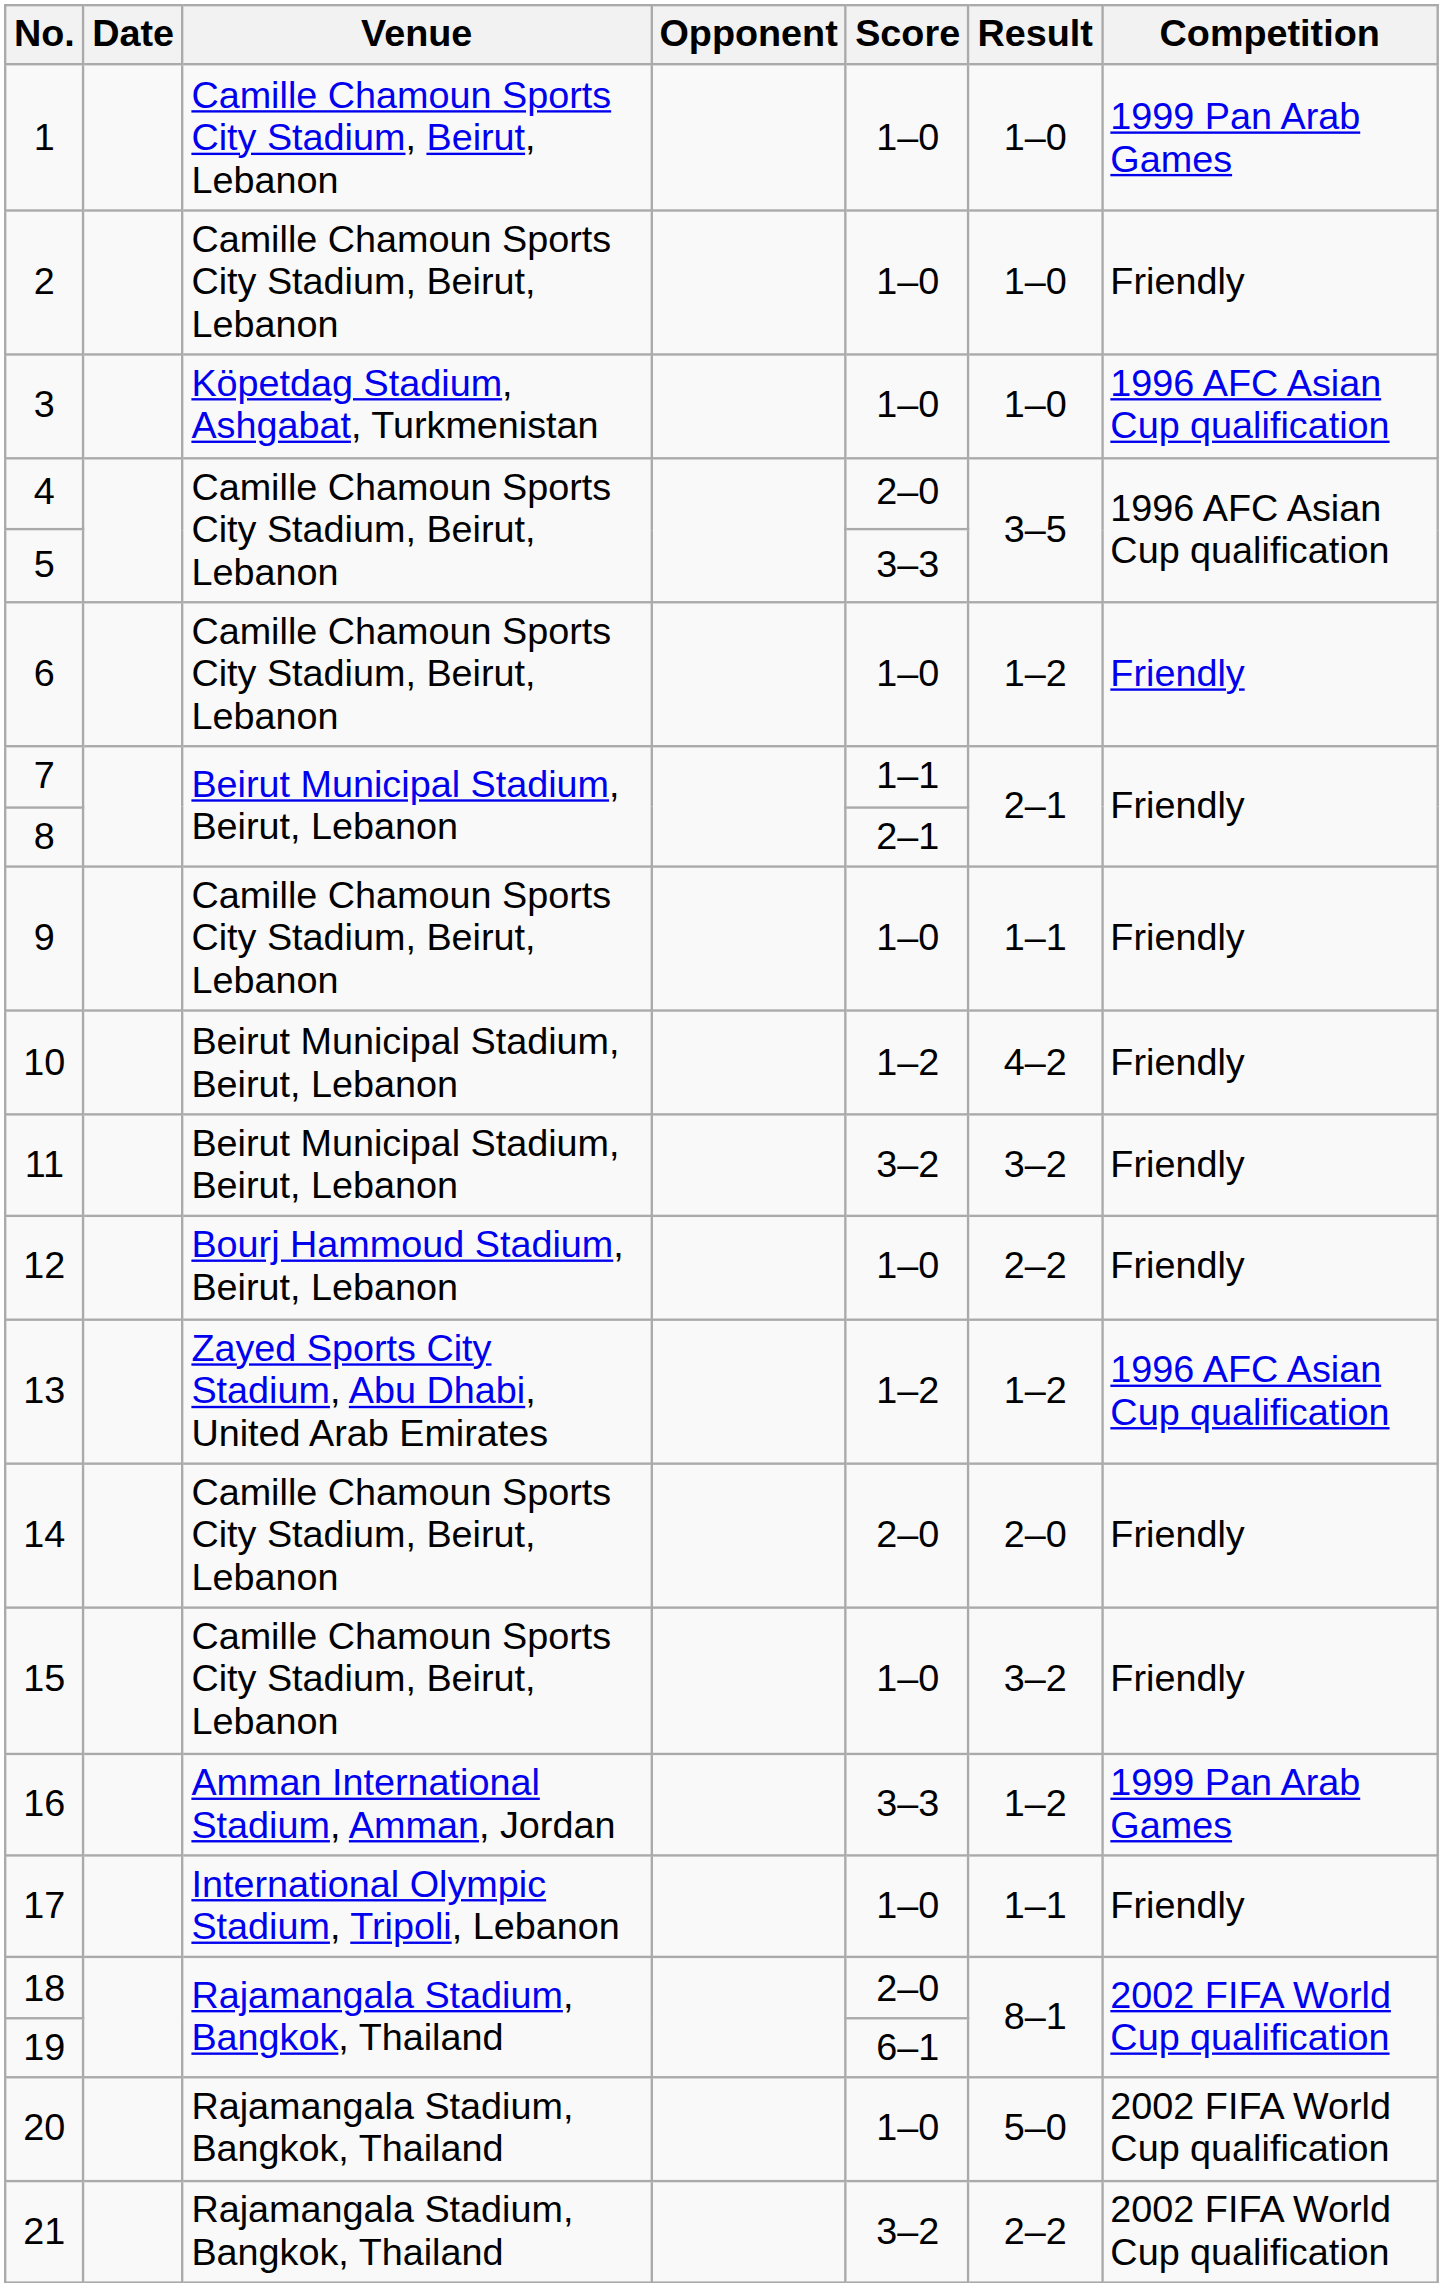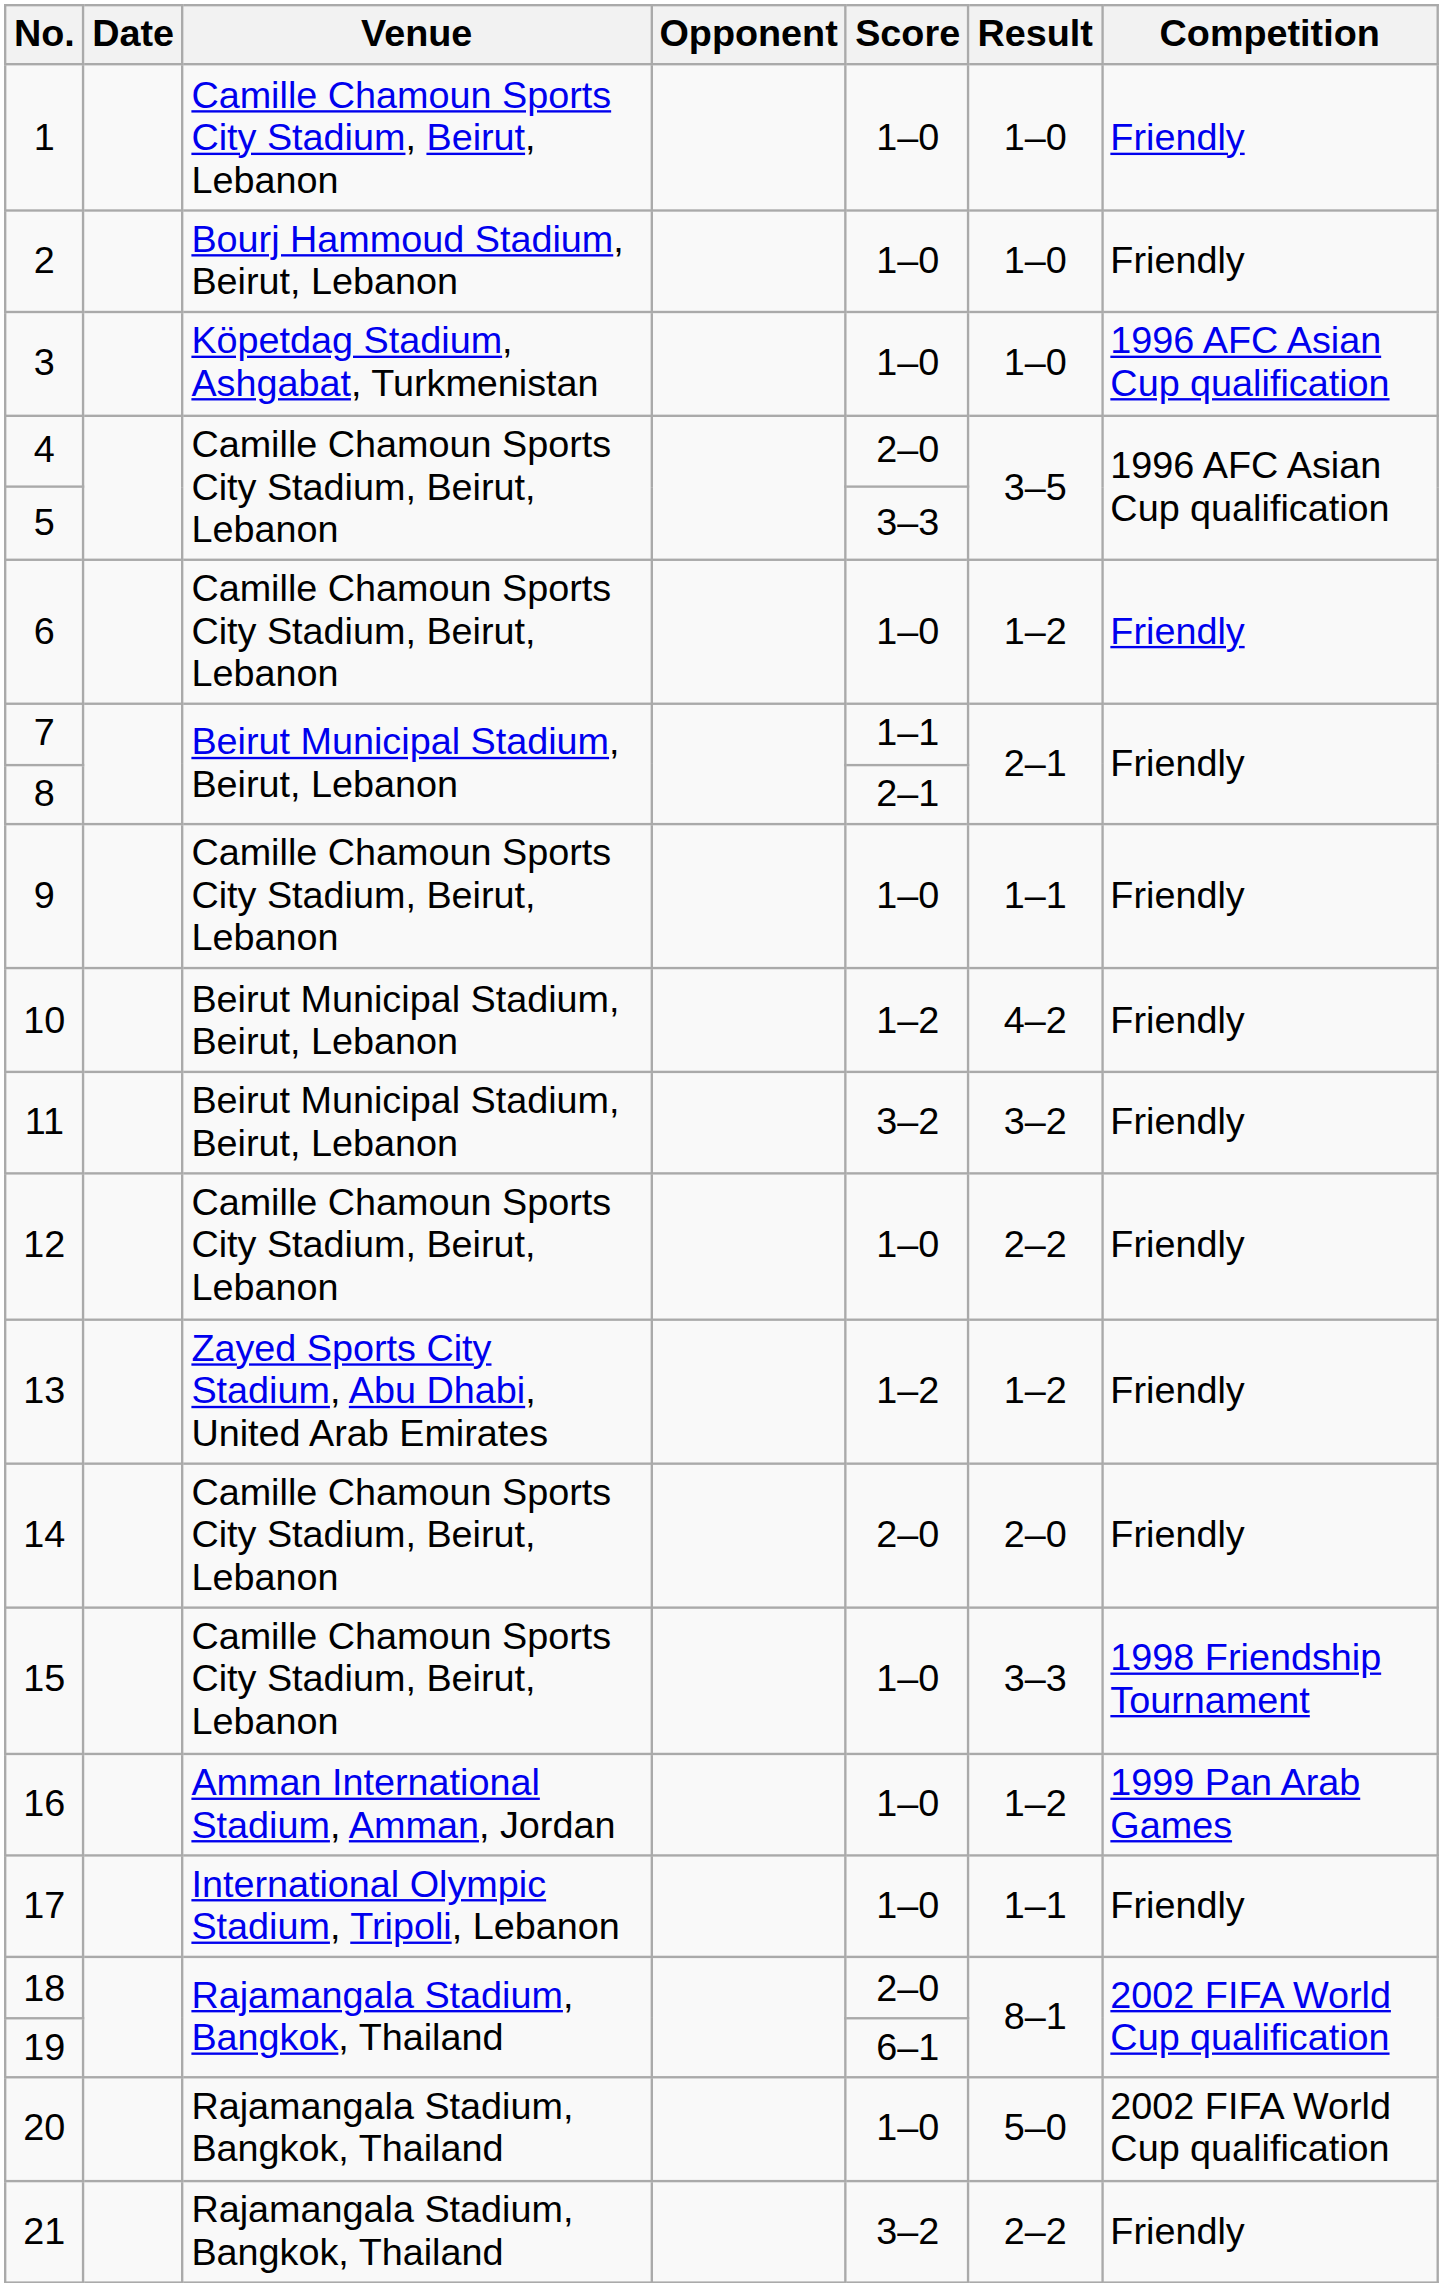(1235, 136) 1999 Pan Arab Games -> (1178, 136) Friendly
(401, 281) Camille Chamoun Sports City Stadium, Beirut, Lebanon -> (408, 260) Bourj Hammoud Stadium, Beirut, Lebanon
(408, 1266) Bourj Hammoud Stadium, Beirut, Lebanon -> (401, 1245) Camille Chamoun Sports City Stadium, Beirut, Lebanon
(1250, 1390) 1996 AFC Asian Cup qualification -> (1178, 1390) Friendly
(1035, 1679) 3–2 -> (1035, 1679) 3–3
(1178, 1679) Friendly -> (1246, 1679) 1998 Friendship Tournament
(908, 1803) 3–3 -> (908, 1803) 1–0
(1251, 2230) 2002 FIFA World Cup qualification -> (1178, 2230) Friendly
